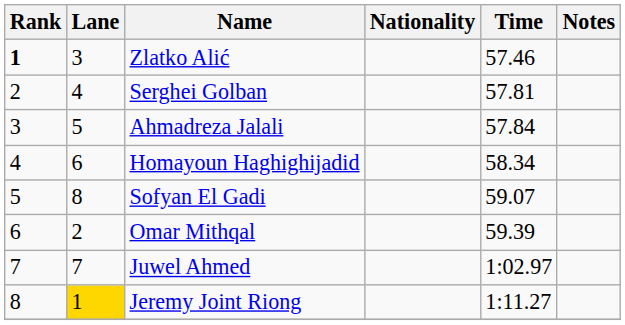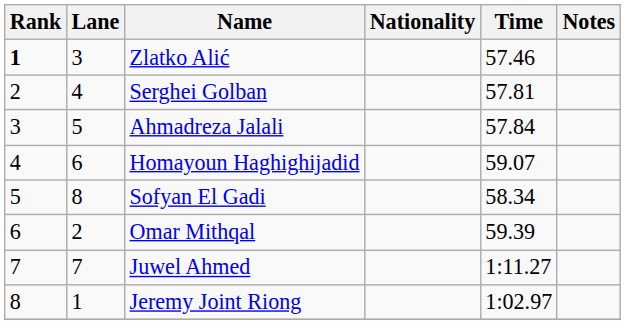(510, 162) 58.34 -> (510, 162) 59.07
(510, 197) 59.07 -> (510, 197) 58.34
(519, 267) 1:02.97 -> (518, 267) 1:11.27
(77, 302) gold background -> (77, 302) no background
(518, 302) 1:11.27 -> (519, 302) 1:02.97
